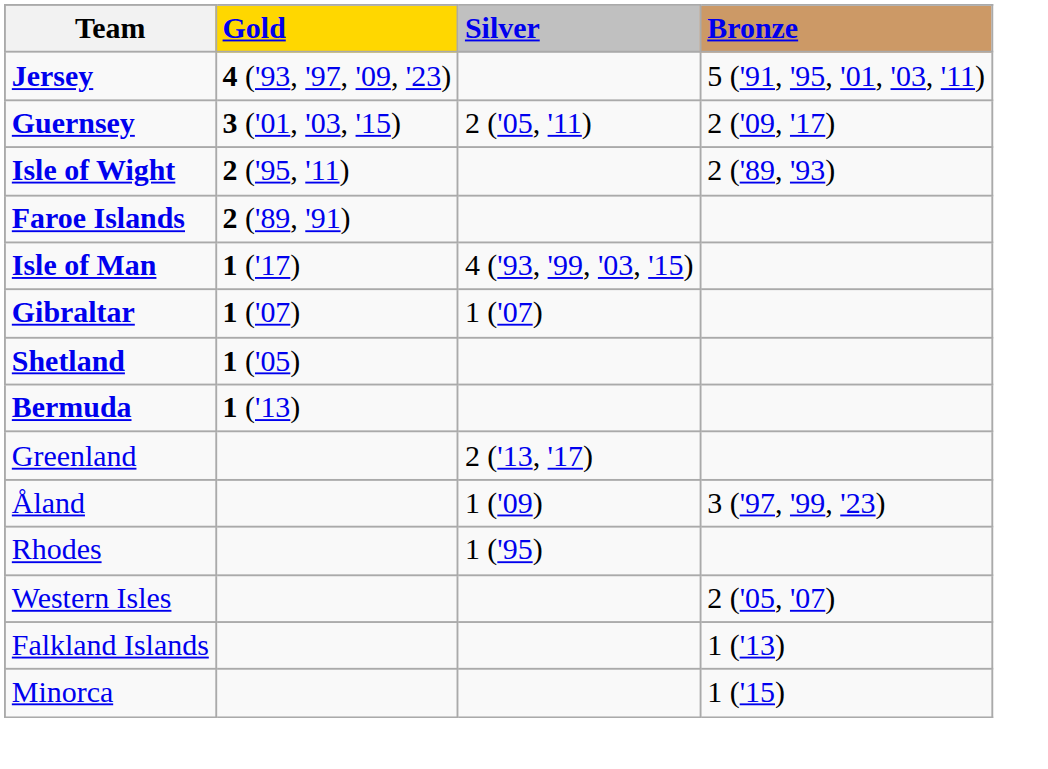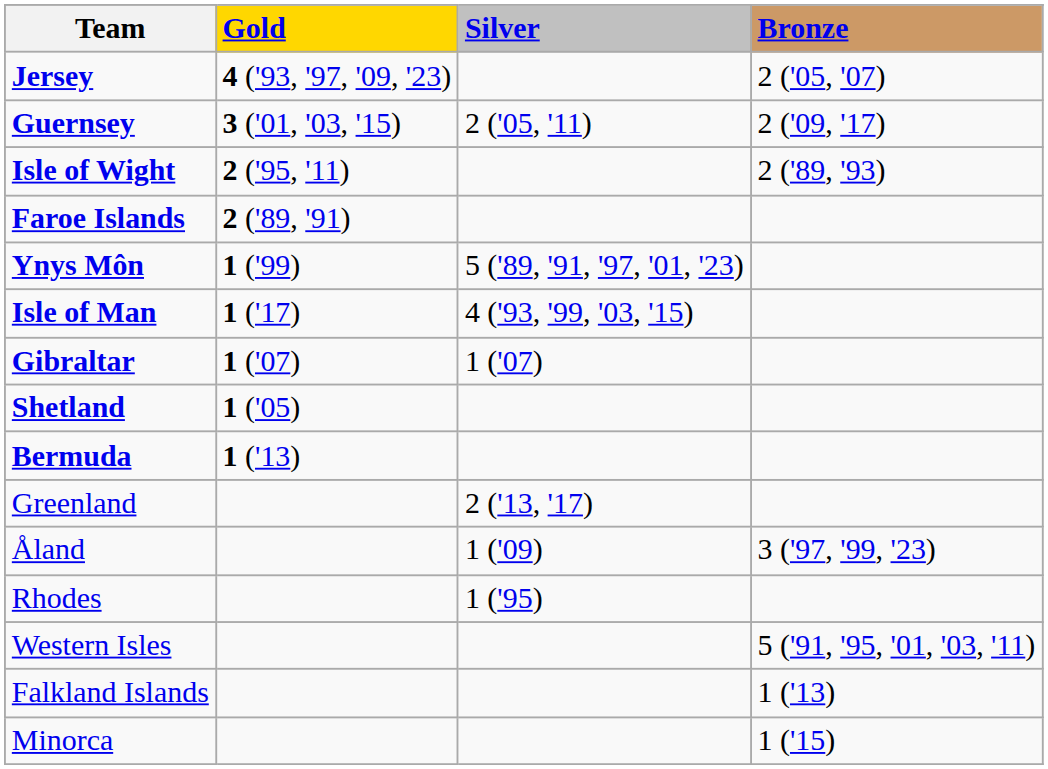(846, 75) 5 ('91, '95, '01, '03, '11) -> (822, 75) 2 ('05, '07)
+ row: (78, 265)
(771, 597) 2 ('05, '07) -> (896, 645) 5 ('91, '95, '01, '03, '11)
